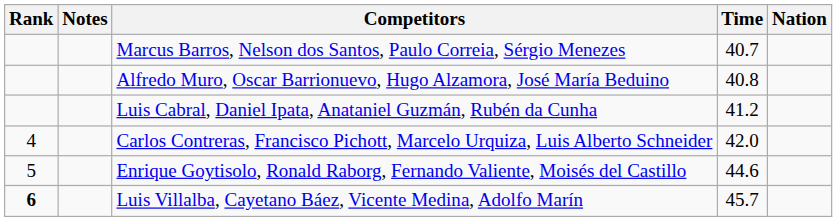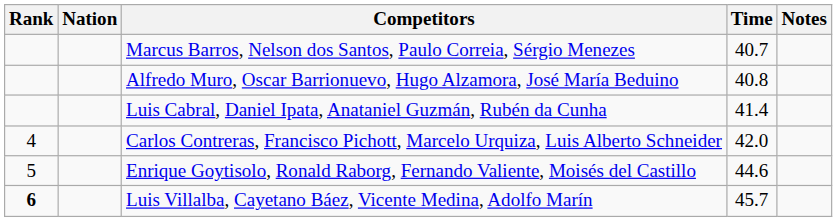columns swapped: (799, 19) <-> (85, 19)
(742, 110) 41.2 -> (752, 110) 41.4
